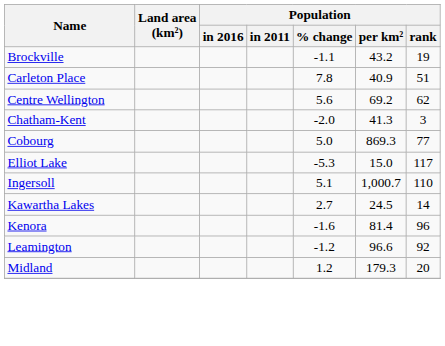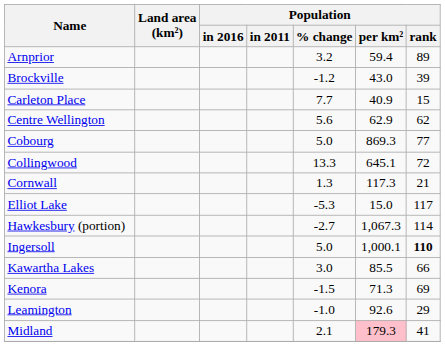+ row: (31, 57)
(324, 57) -1.1 -> (324, 78) -1.2
(381, 57) 43.2 -> (381, 78) 43.0
(423, 57) 19 -> (423, 78) 39
(324, 78) 7.8 -> (324, 99) 7.7
(423, 78) 51 -> (423, 99) 15
(381, 99) 69.2 -> (381, 120) 62.9
- row: (47, 120)
+ row: (42, 162)
+ row: (32, 183)
+ row: (66, 225)
(324, 183) 5.1 -> (324, 246) 5.0
(381, 183) 1,000.7 -> (381, 246) 1,000.1
(423, 183) normal -> (423, 246) bold
(324, 204) 2.7 -> (324, 267) 3.0
(381, 204) 24.5 -> (381, 267) 85.5
(423, 204) 14 -> (423, 267) 66
(324, 225) -1.6 -> (324, 288) -1.5
(381, 225) 81.4 -> (381, 288) 71.3
(423, 225) 96 -> (423, 288) 69
(324, 246) -1.2 -> (324, 309) -1.0
(381, 246) 96.6 -> (381, 309) 92.6
(423, 246) 92 -> (423, 309) 29
(324, 267) 1.2 -> (324, 330) 2.1
(381, 267) no background -> (381, 330) pink background
(423, 267) 20 -> (423, 330) 41
